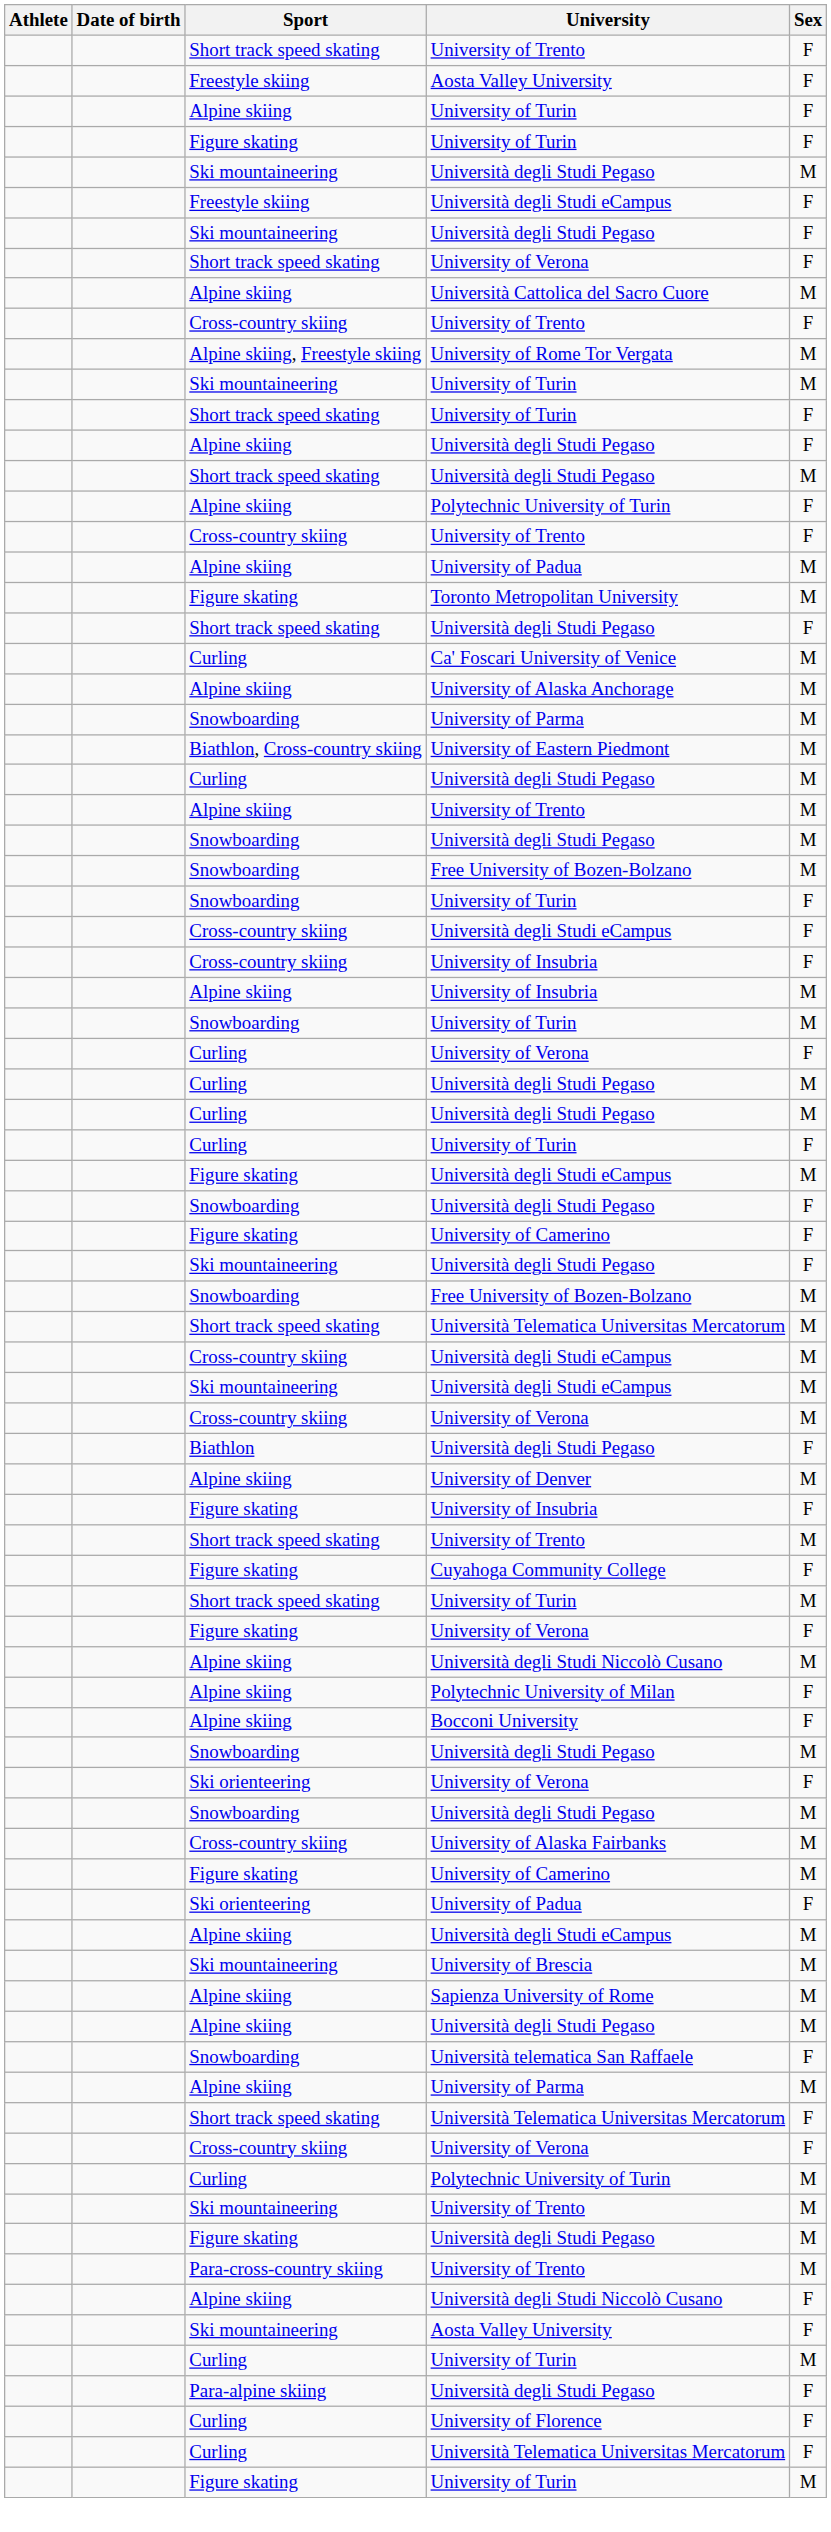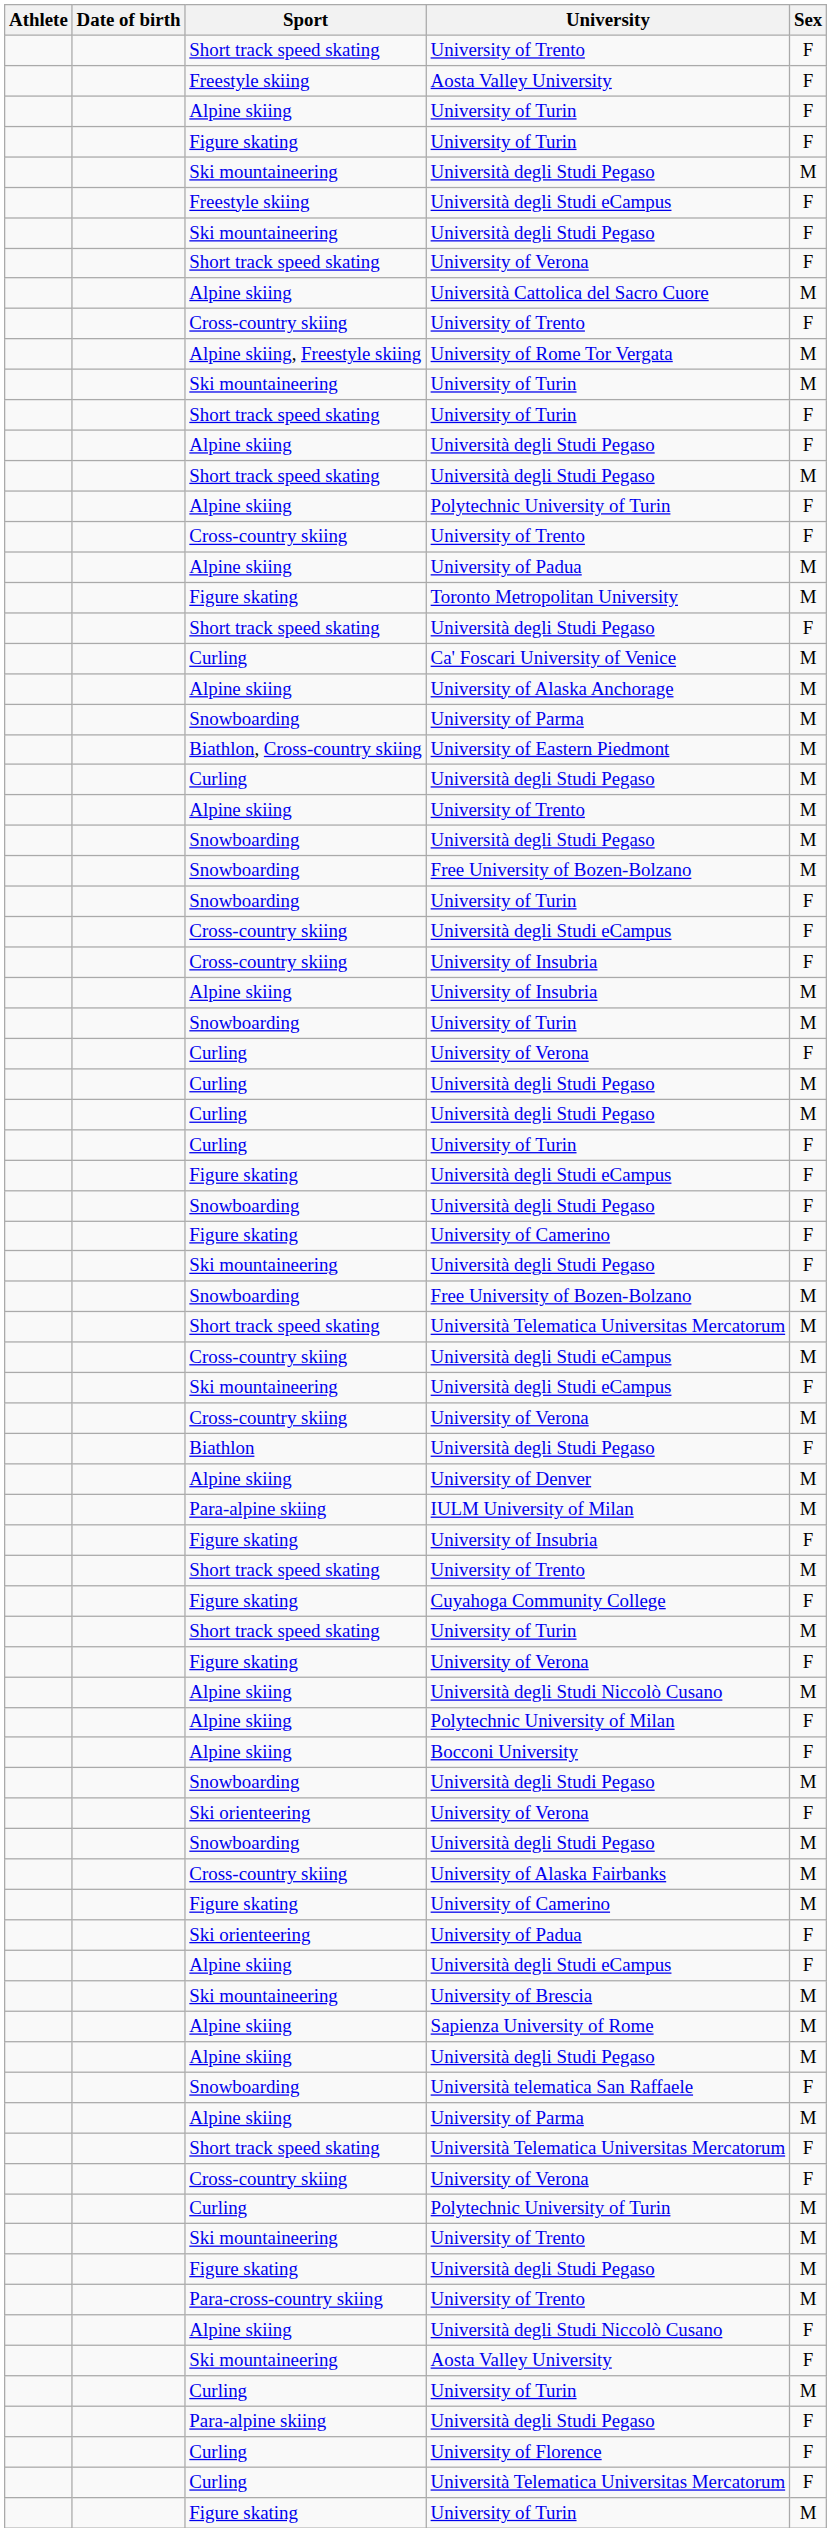(808, 1174) M -> (808, 1174) F
(808, 1387) M -> (808, 1387) F
+ row: (258, 1509)
(808, 1934) M -> (808, 1965) F
